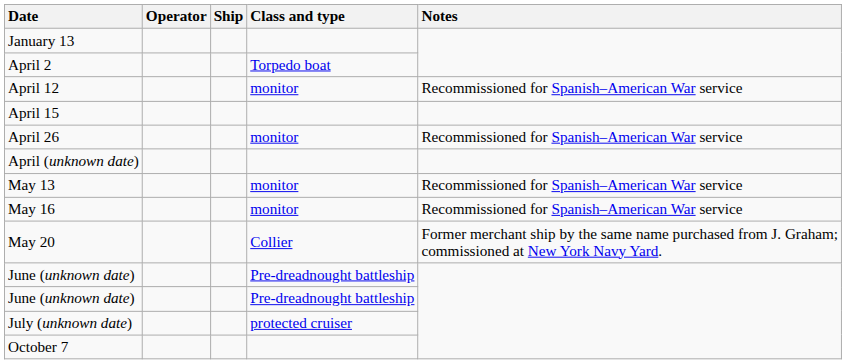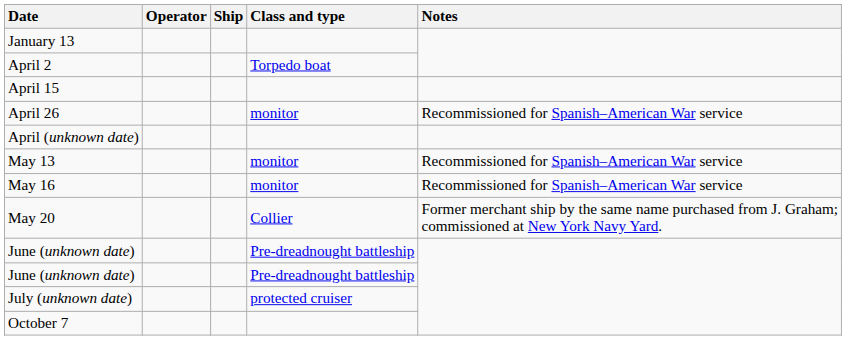- row: (34, 88)
